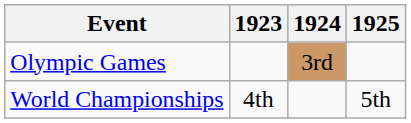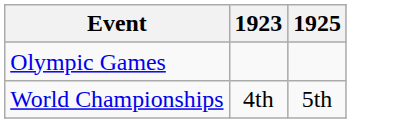- column: (317, 23)
